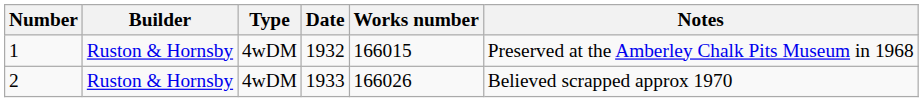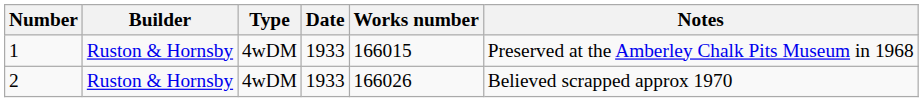(325, 50) 1932 -> (325, 50) 1933
